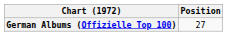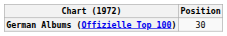(201, 25) 27 -> (201, 25) 30
